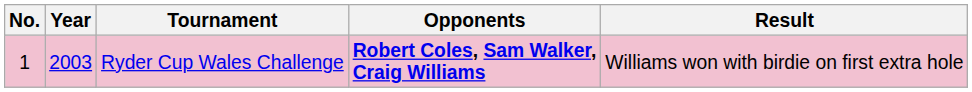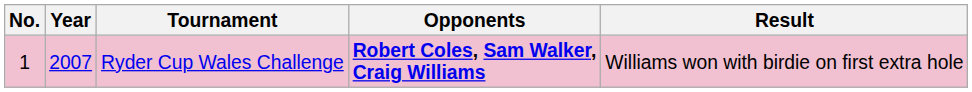(71, 61) 2003 -> (71, 61) 2007
